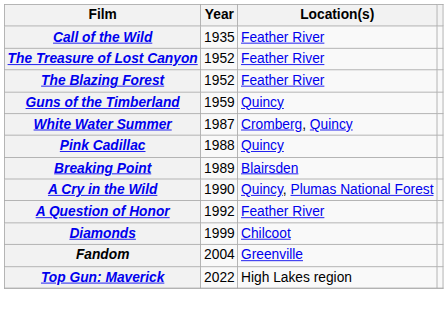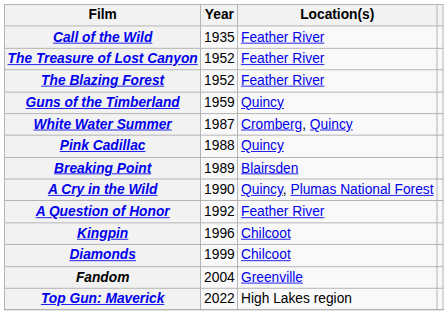+ row: (103, 233)
